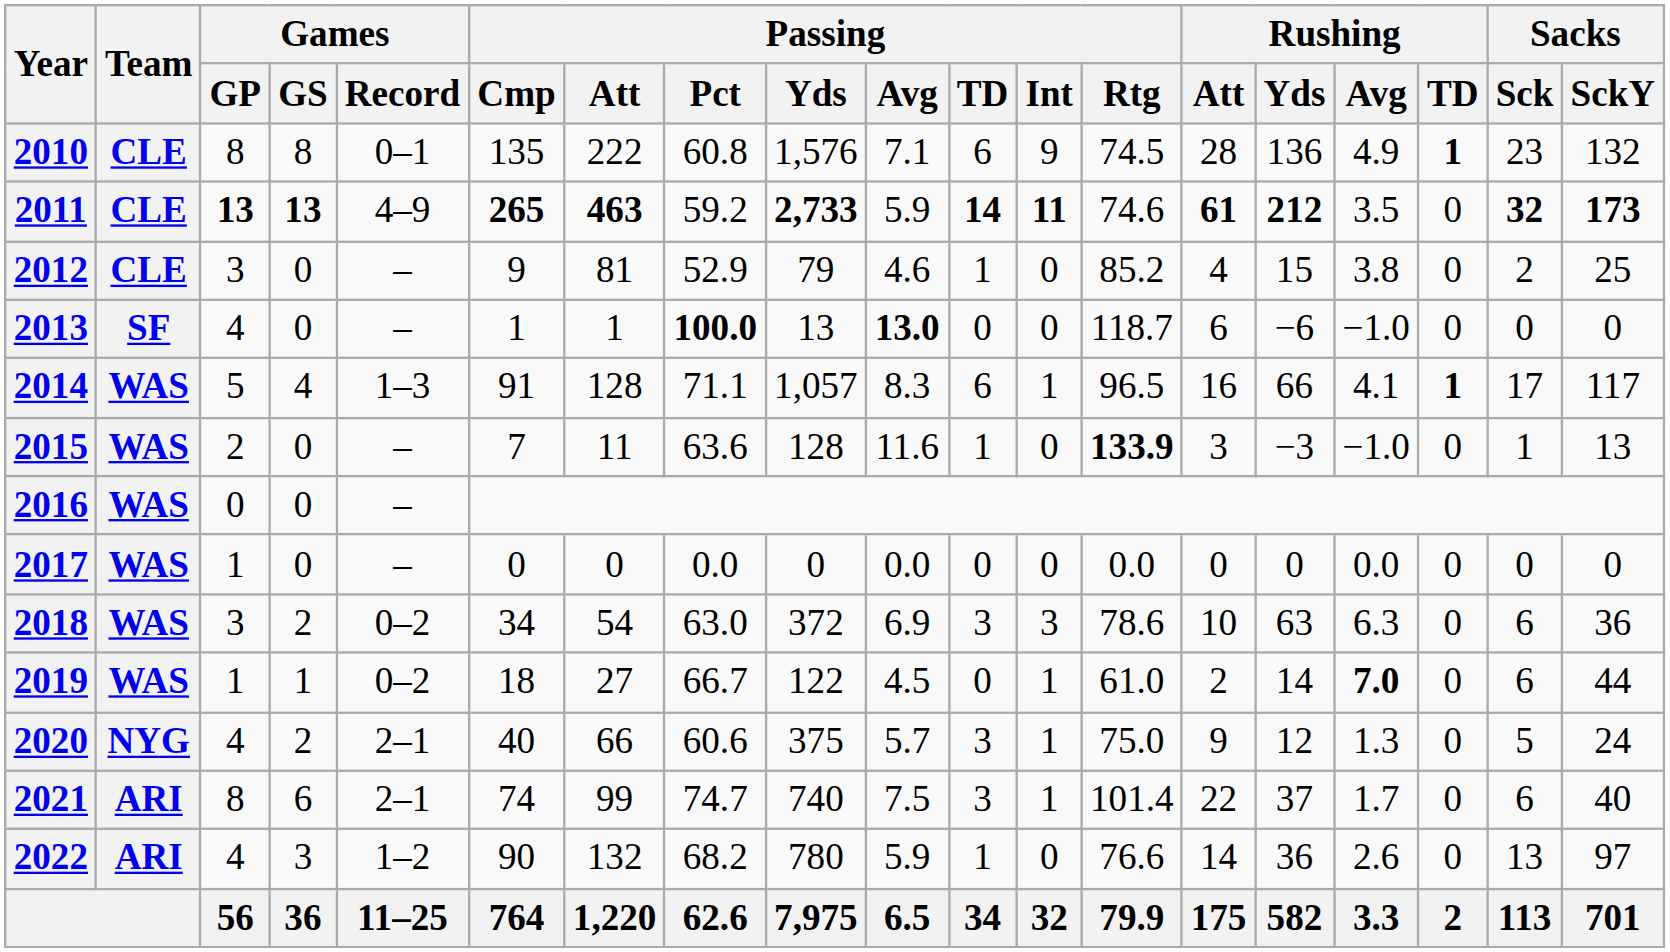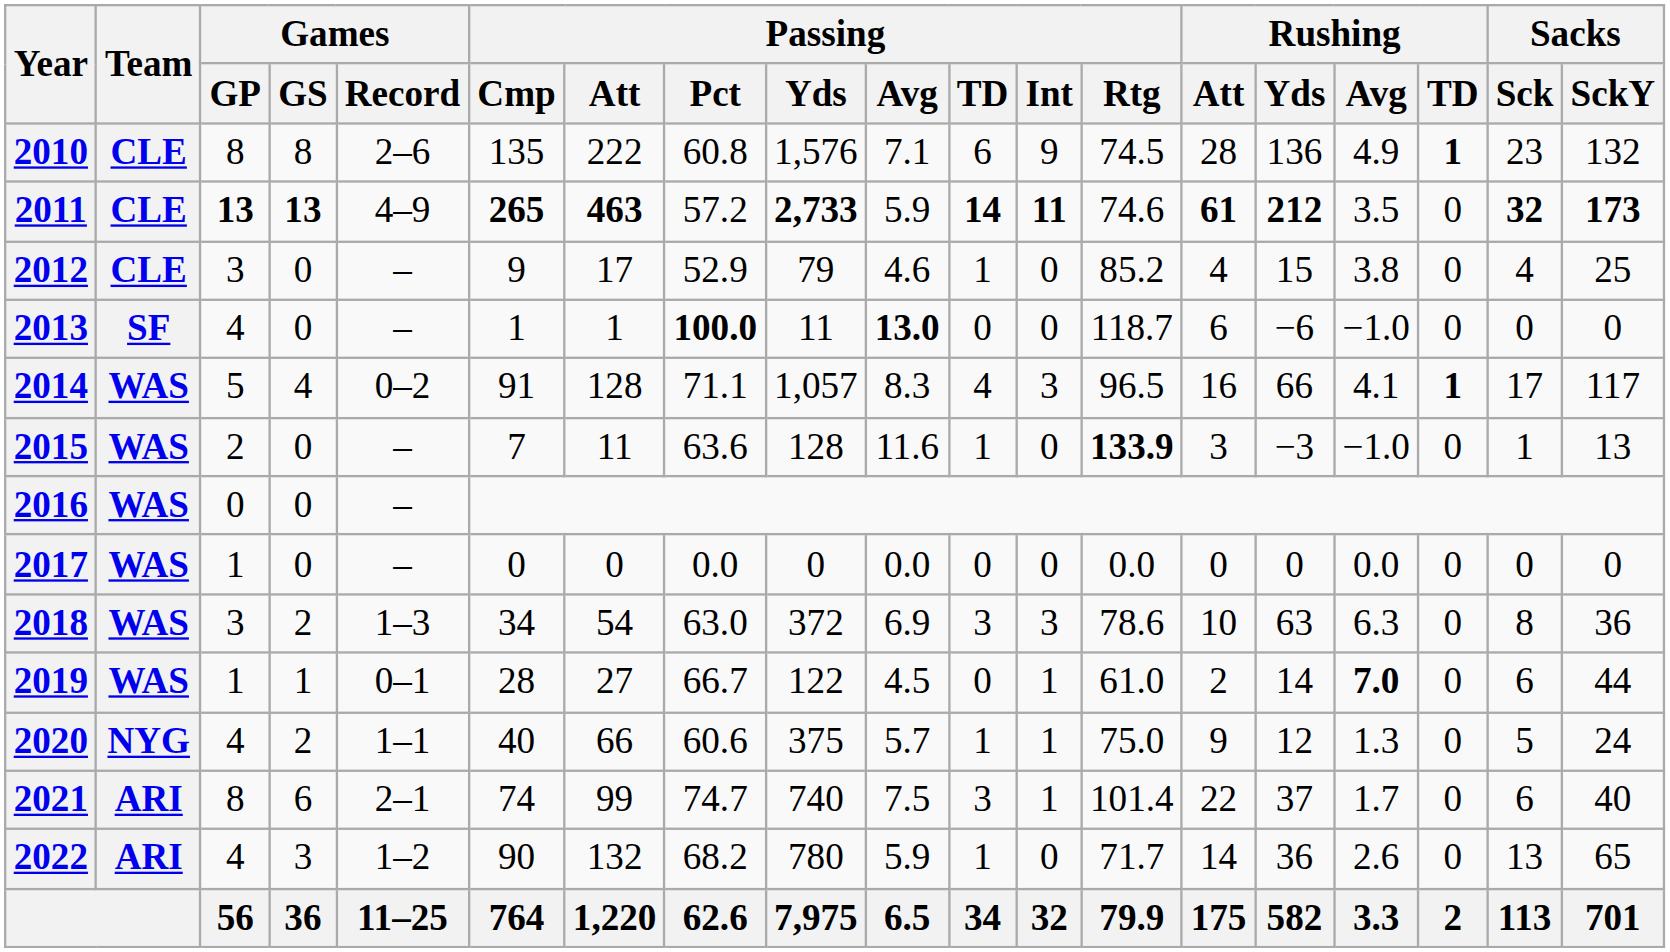(402, 151) 0–1 -> (402, 151) 2–6
(715, 210) 59.2 -> (715, 210) 57.2
(615, 269) 81 -> (615, 269) 17
(1525, 269) 2 -> (1525, 269) 4
(816, 328) 13 -> (816, 328) 11
(402, 387) 1–3 -> (402, 387) 0–2
(983, 387) 6 -> (983, 387) 4
(1049, 387) 1 -> (1049, 387) 3
(402, 622) 0–2 -> (402, 622) 1–3
(1525, 622) 6 -> (1525, 622) 8
(402, 681) 0–2 -> (402, 681) 0–1
(517, 681) 18 -> (517, 681) 28
(402, 740) 2–1 -> (402, 740) 1–1
(983, 740) 3 -> (983, 740) 1
(1132, 858) 76.6 -> (1132, 858) 71.7
(1613, 858) 97 -> (1613, 858) 65
